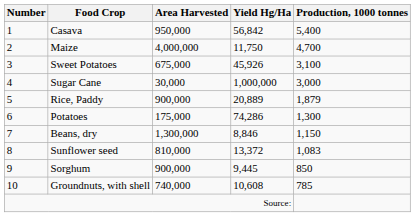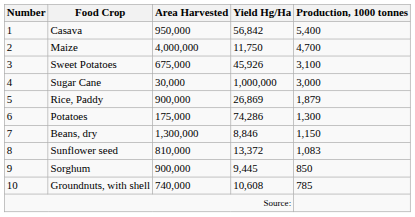(248, 99) 20,889 -> (248, 99) 26,869
